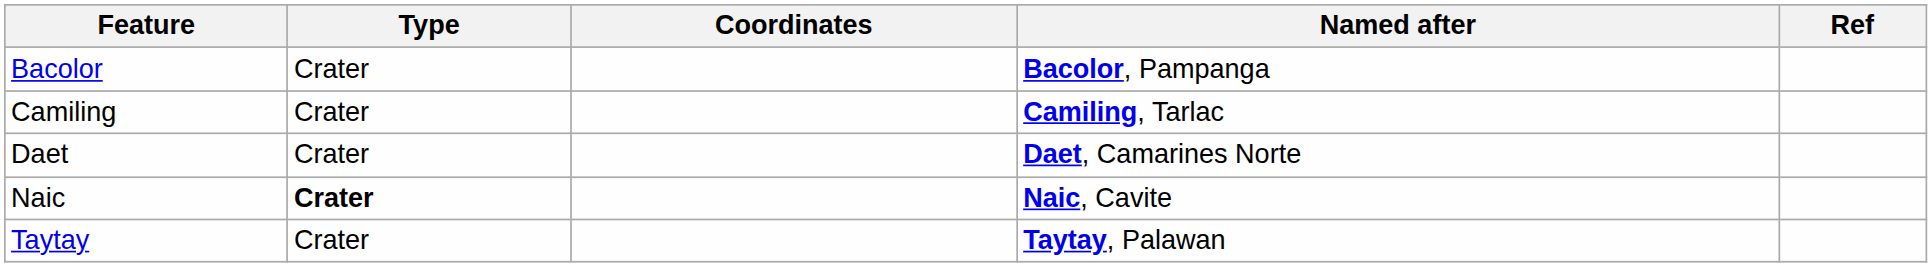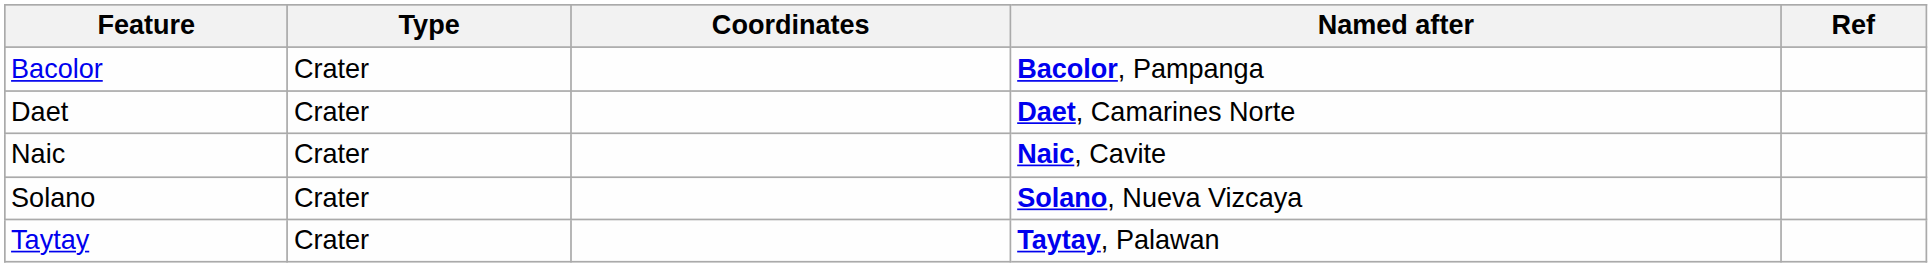- row: (64, 111)
(334, 197) bold -> (332, 154) normal
+ row: (53, 197)
